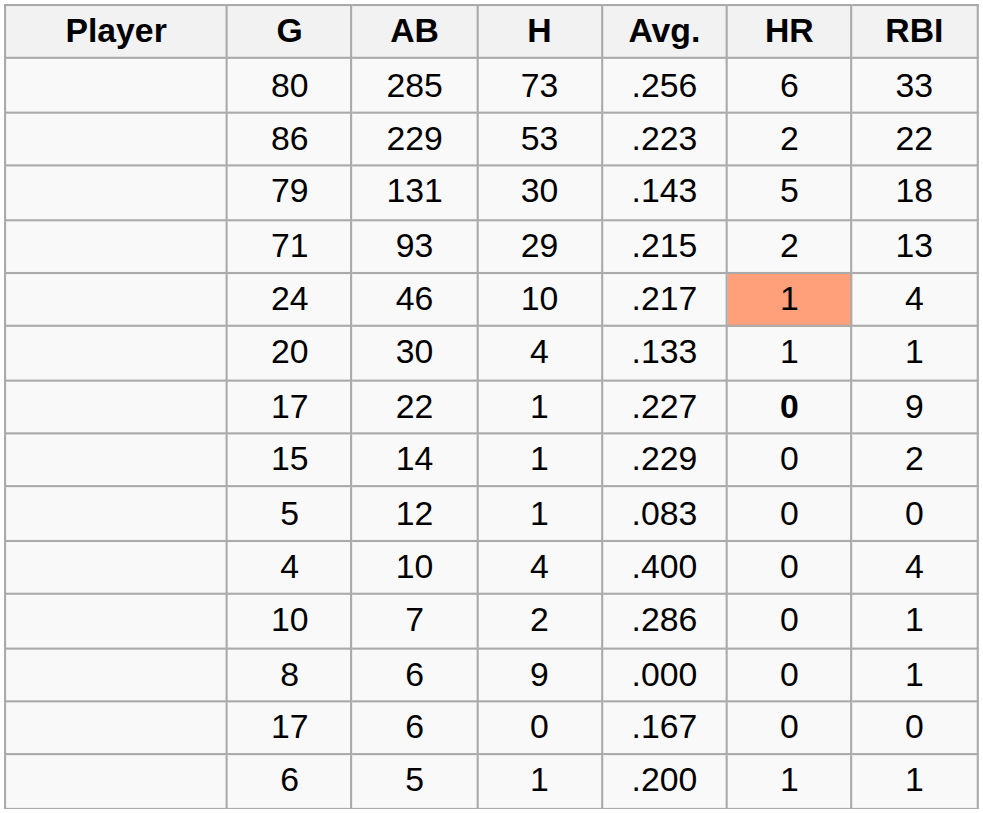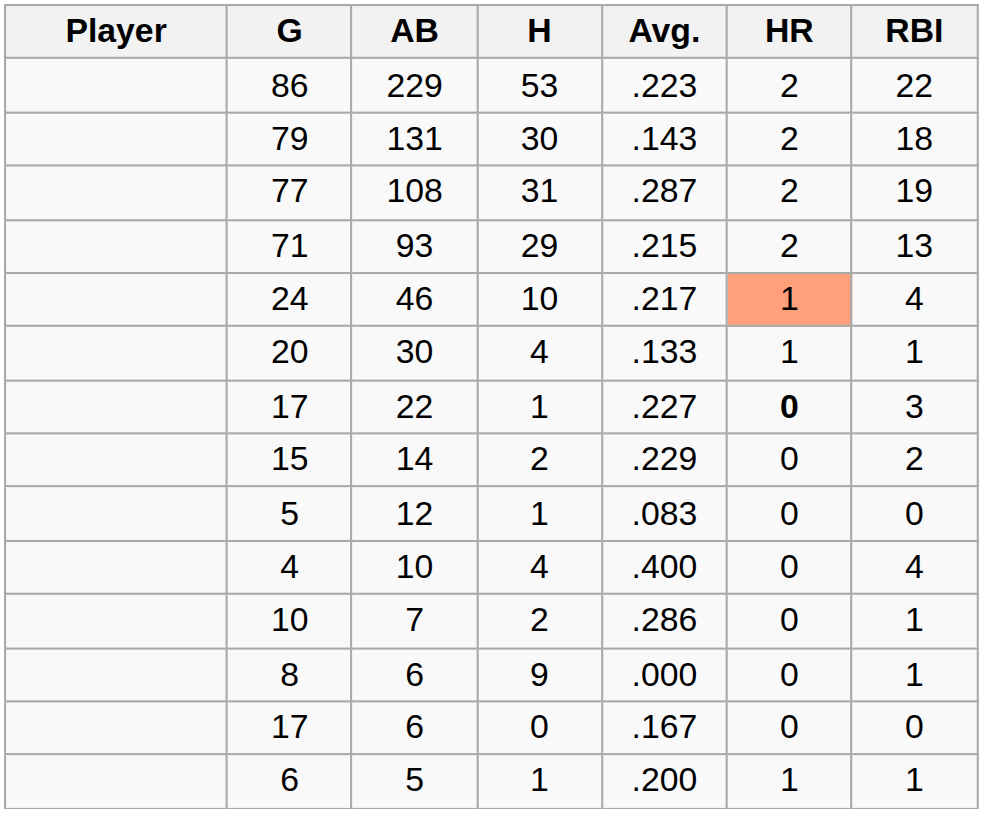- row: (290, 84)
(789, 191) 5 -> (789, 138) 2
+ row: (290, 191)
(914, 406) 9 -> (914, 406) 3
(539, 459) 1 -> (539, 459) 2
